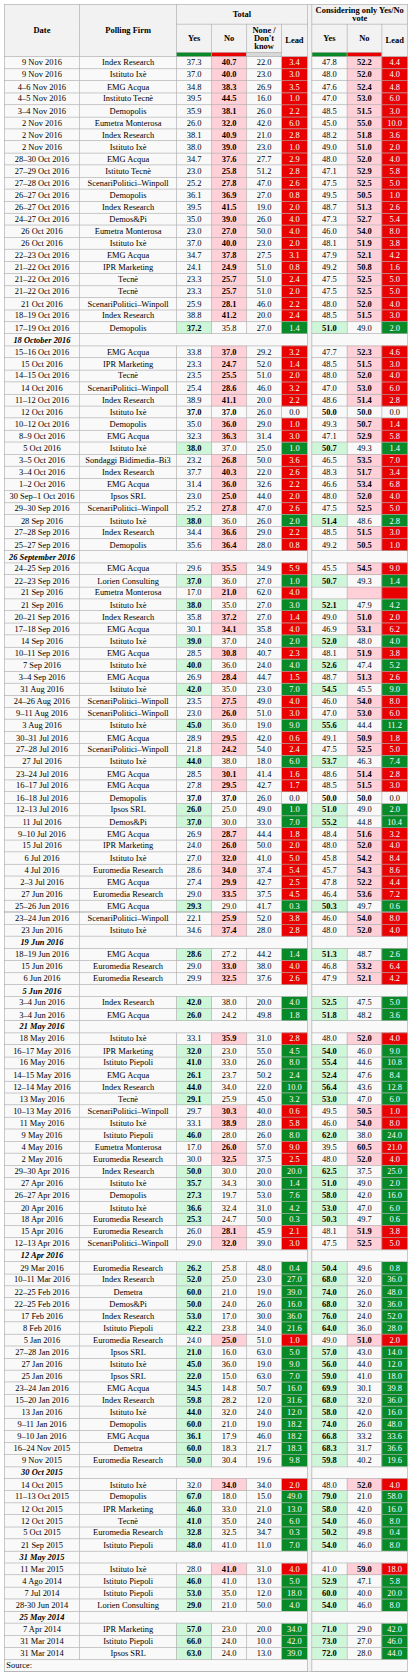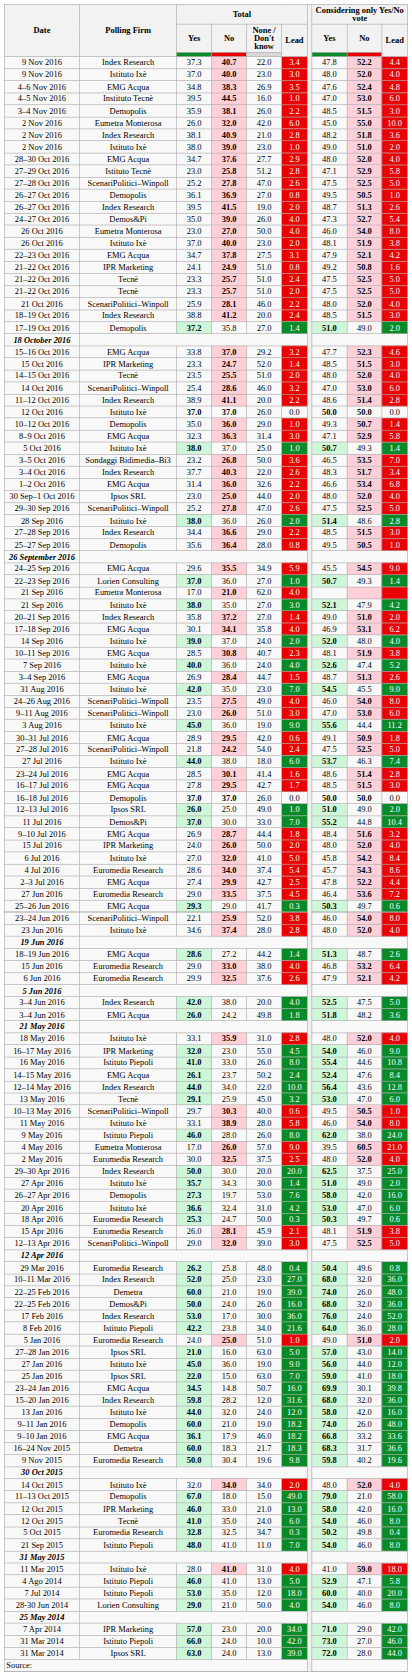(329, 544) 49.2 -> (329, 544) 49.5
